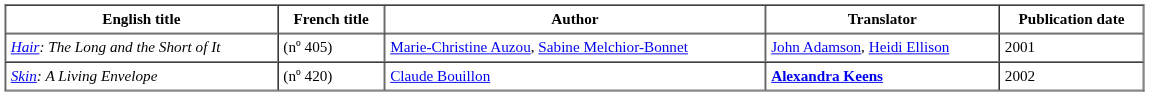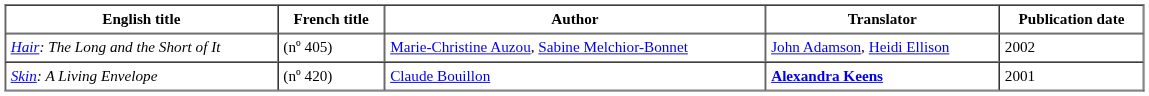(1020, 47) 2001 -> (1020, 47) 2002
(1020, 76) 2002 -> (1020, 76) 2001
